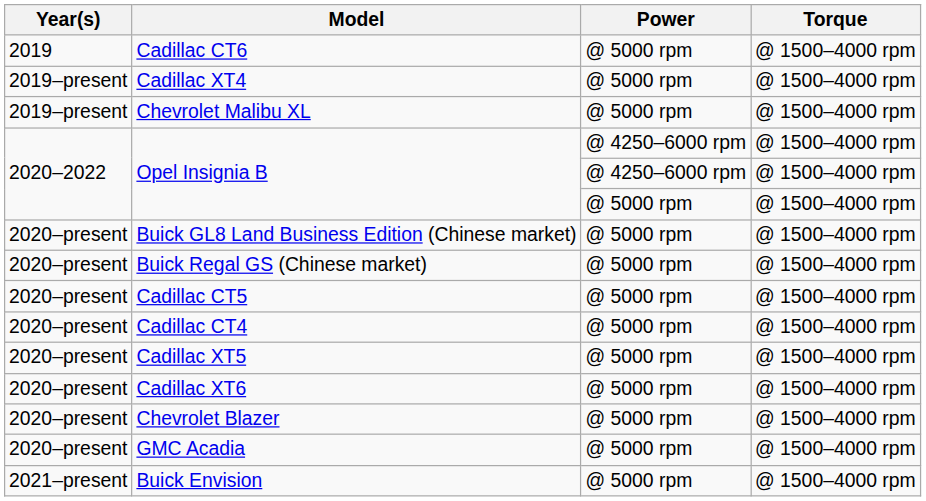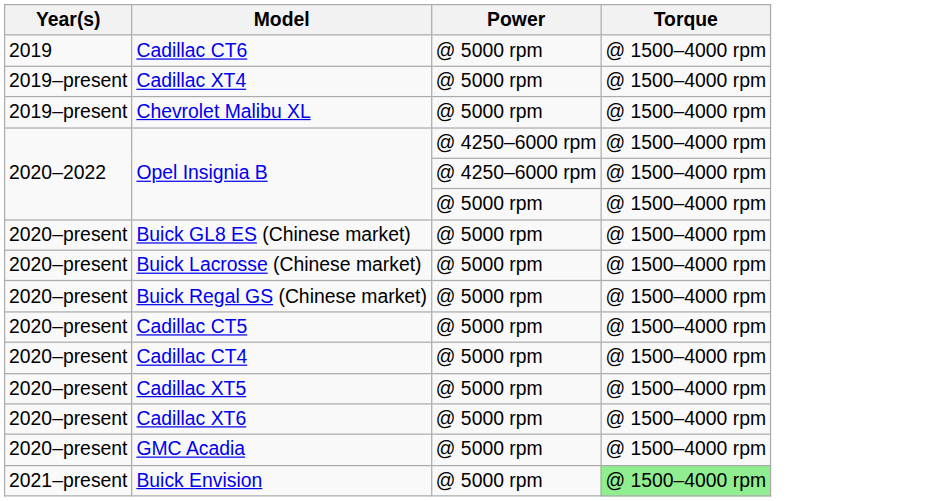+ row: (274, 234)
- row: (356, 234)
+ row: (279, 265)
- row: (208, 419)
(835, 480) no background -> (686, 480) lightgreen background
